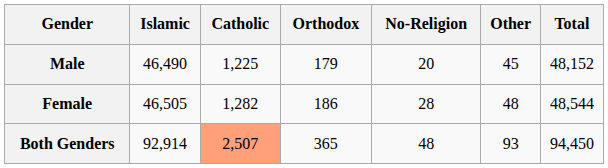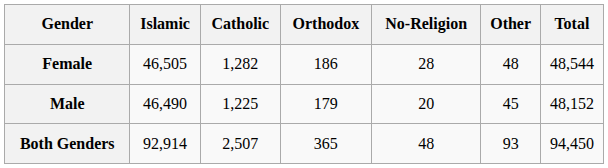rows swapped: (67, 103) <-> (67, 64)
(240, 143) lightsalmon background -> (240, 143) no background
